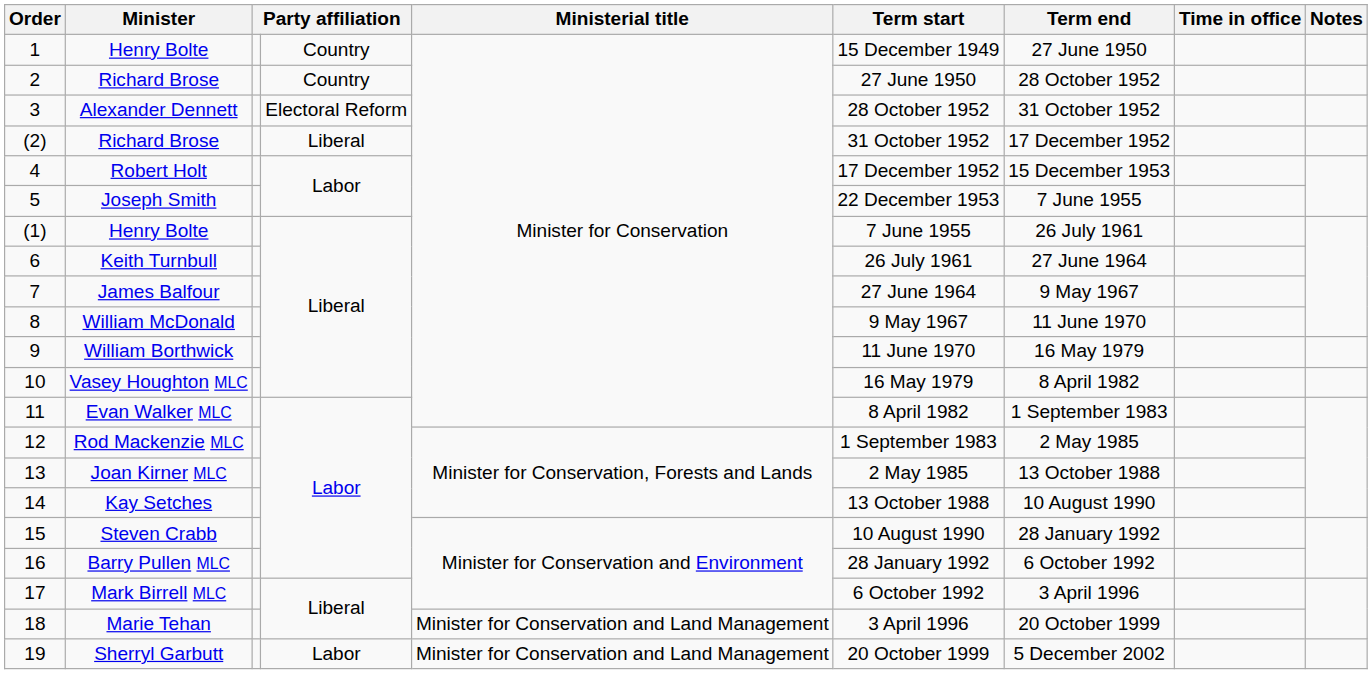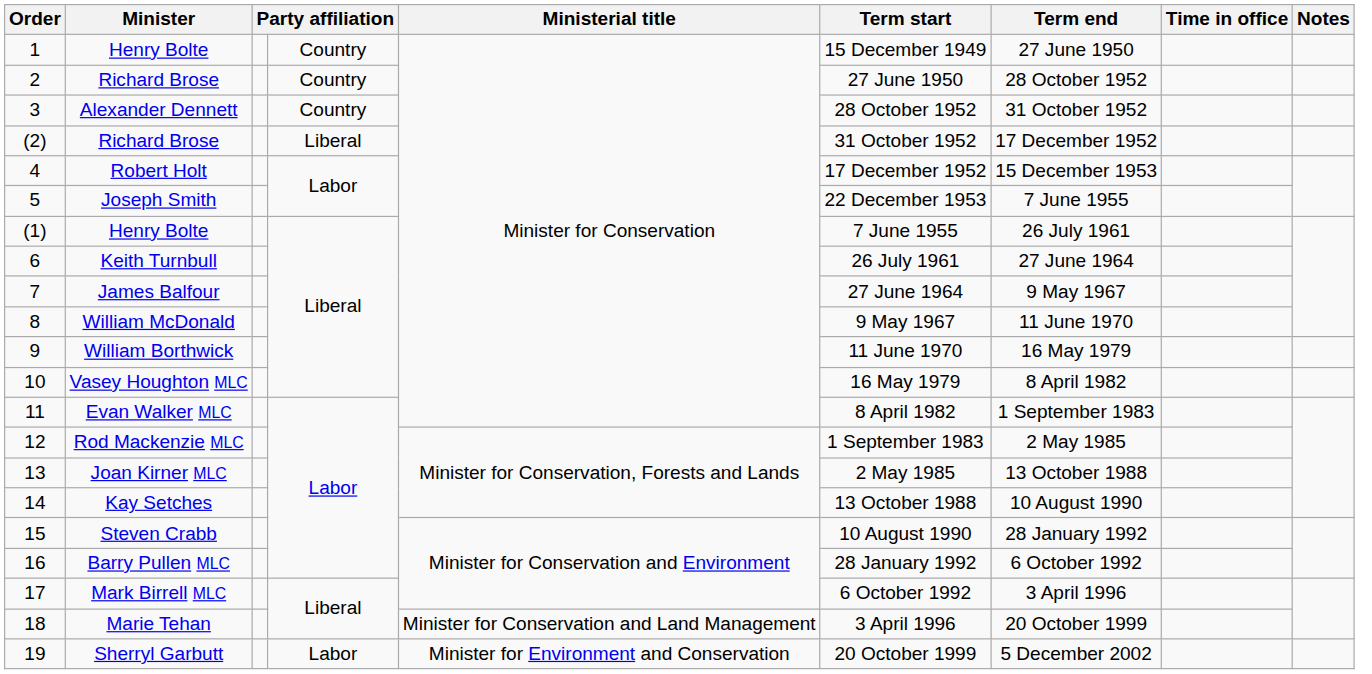(336, 110) Electoral Reform -> (333, 110) Country
(622, 653) Minister for Conservation and Land Management -> (609, 653) Minister for Environment and Conservation
